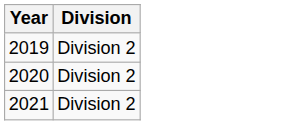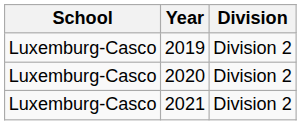+ column: (83, 18)
